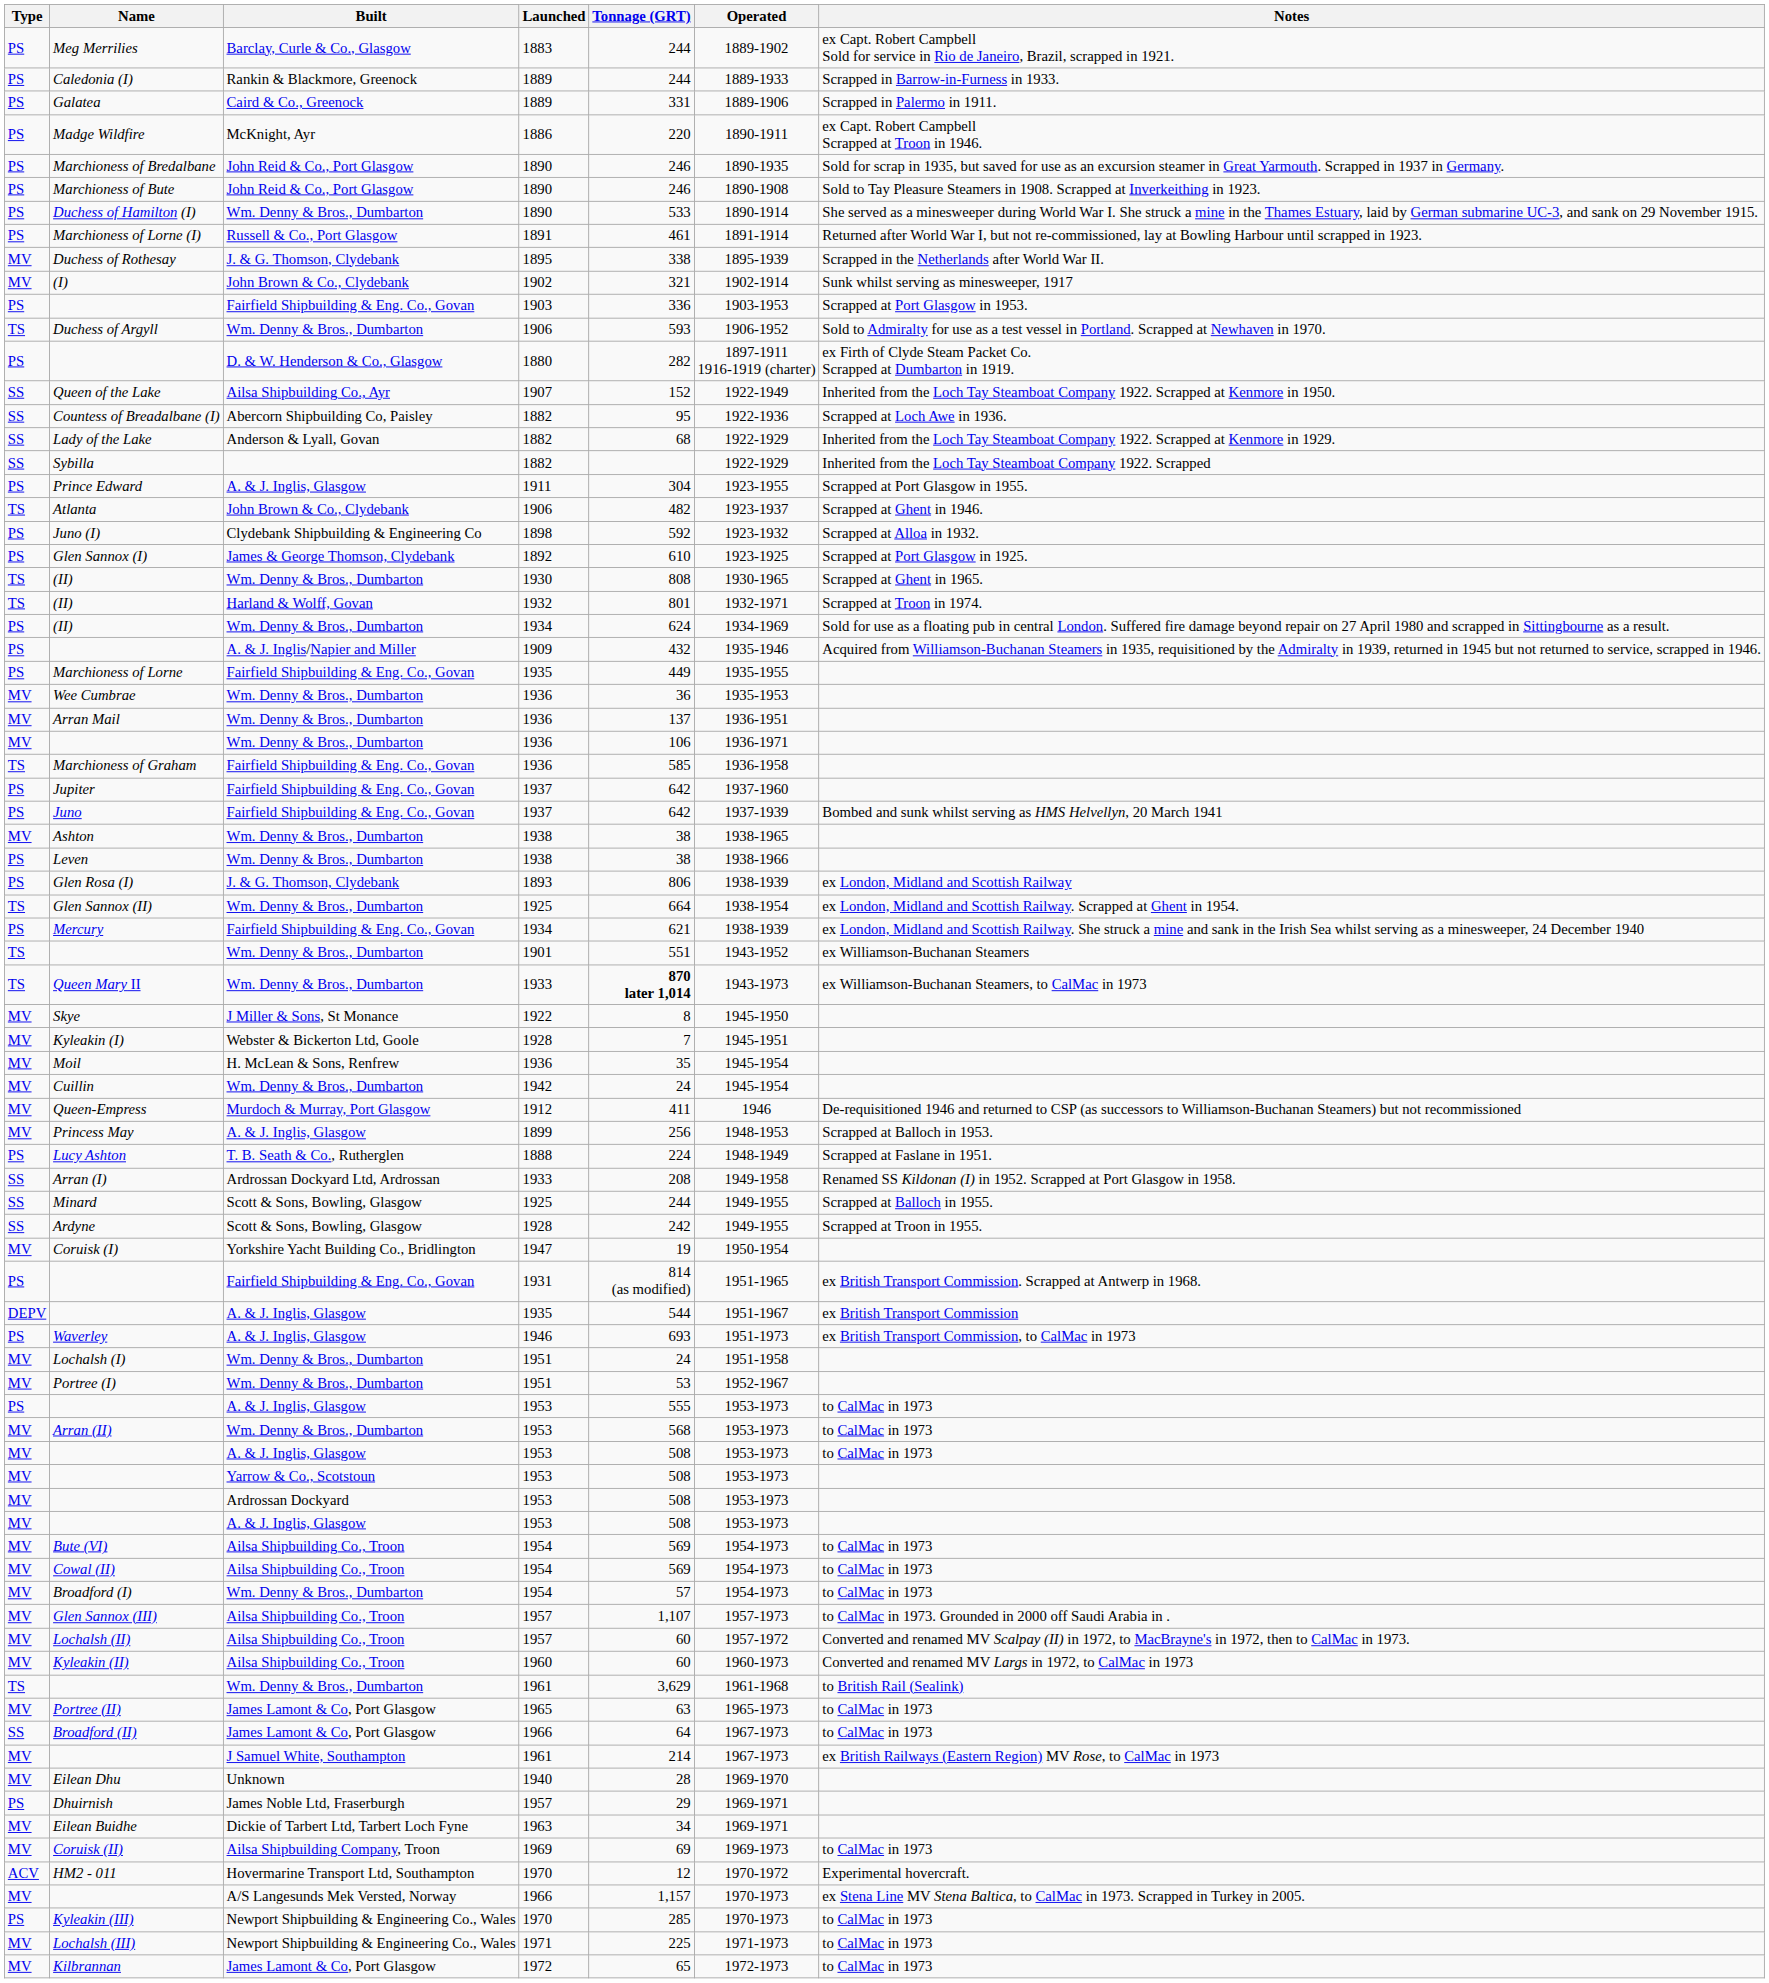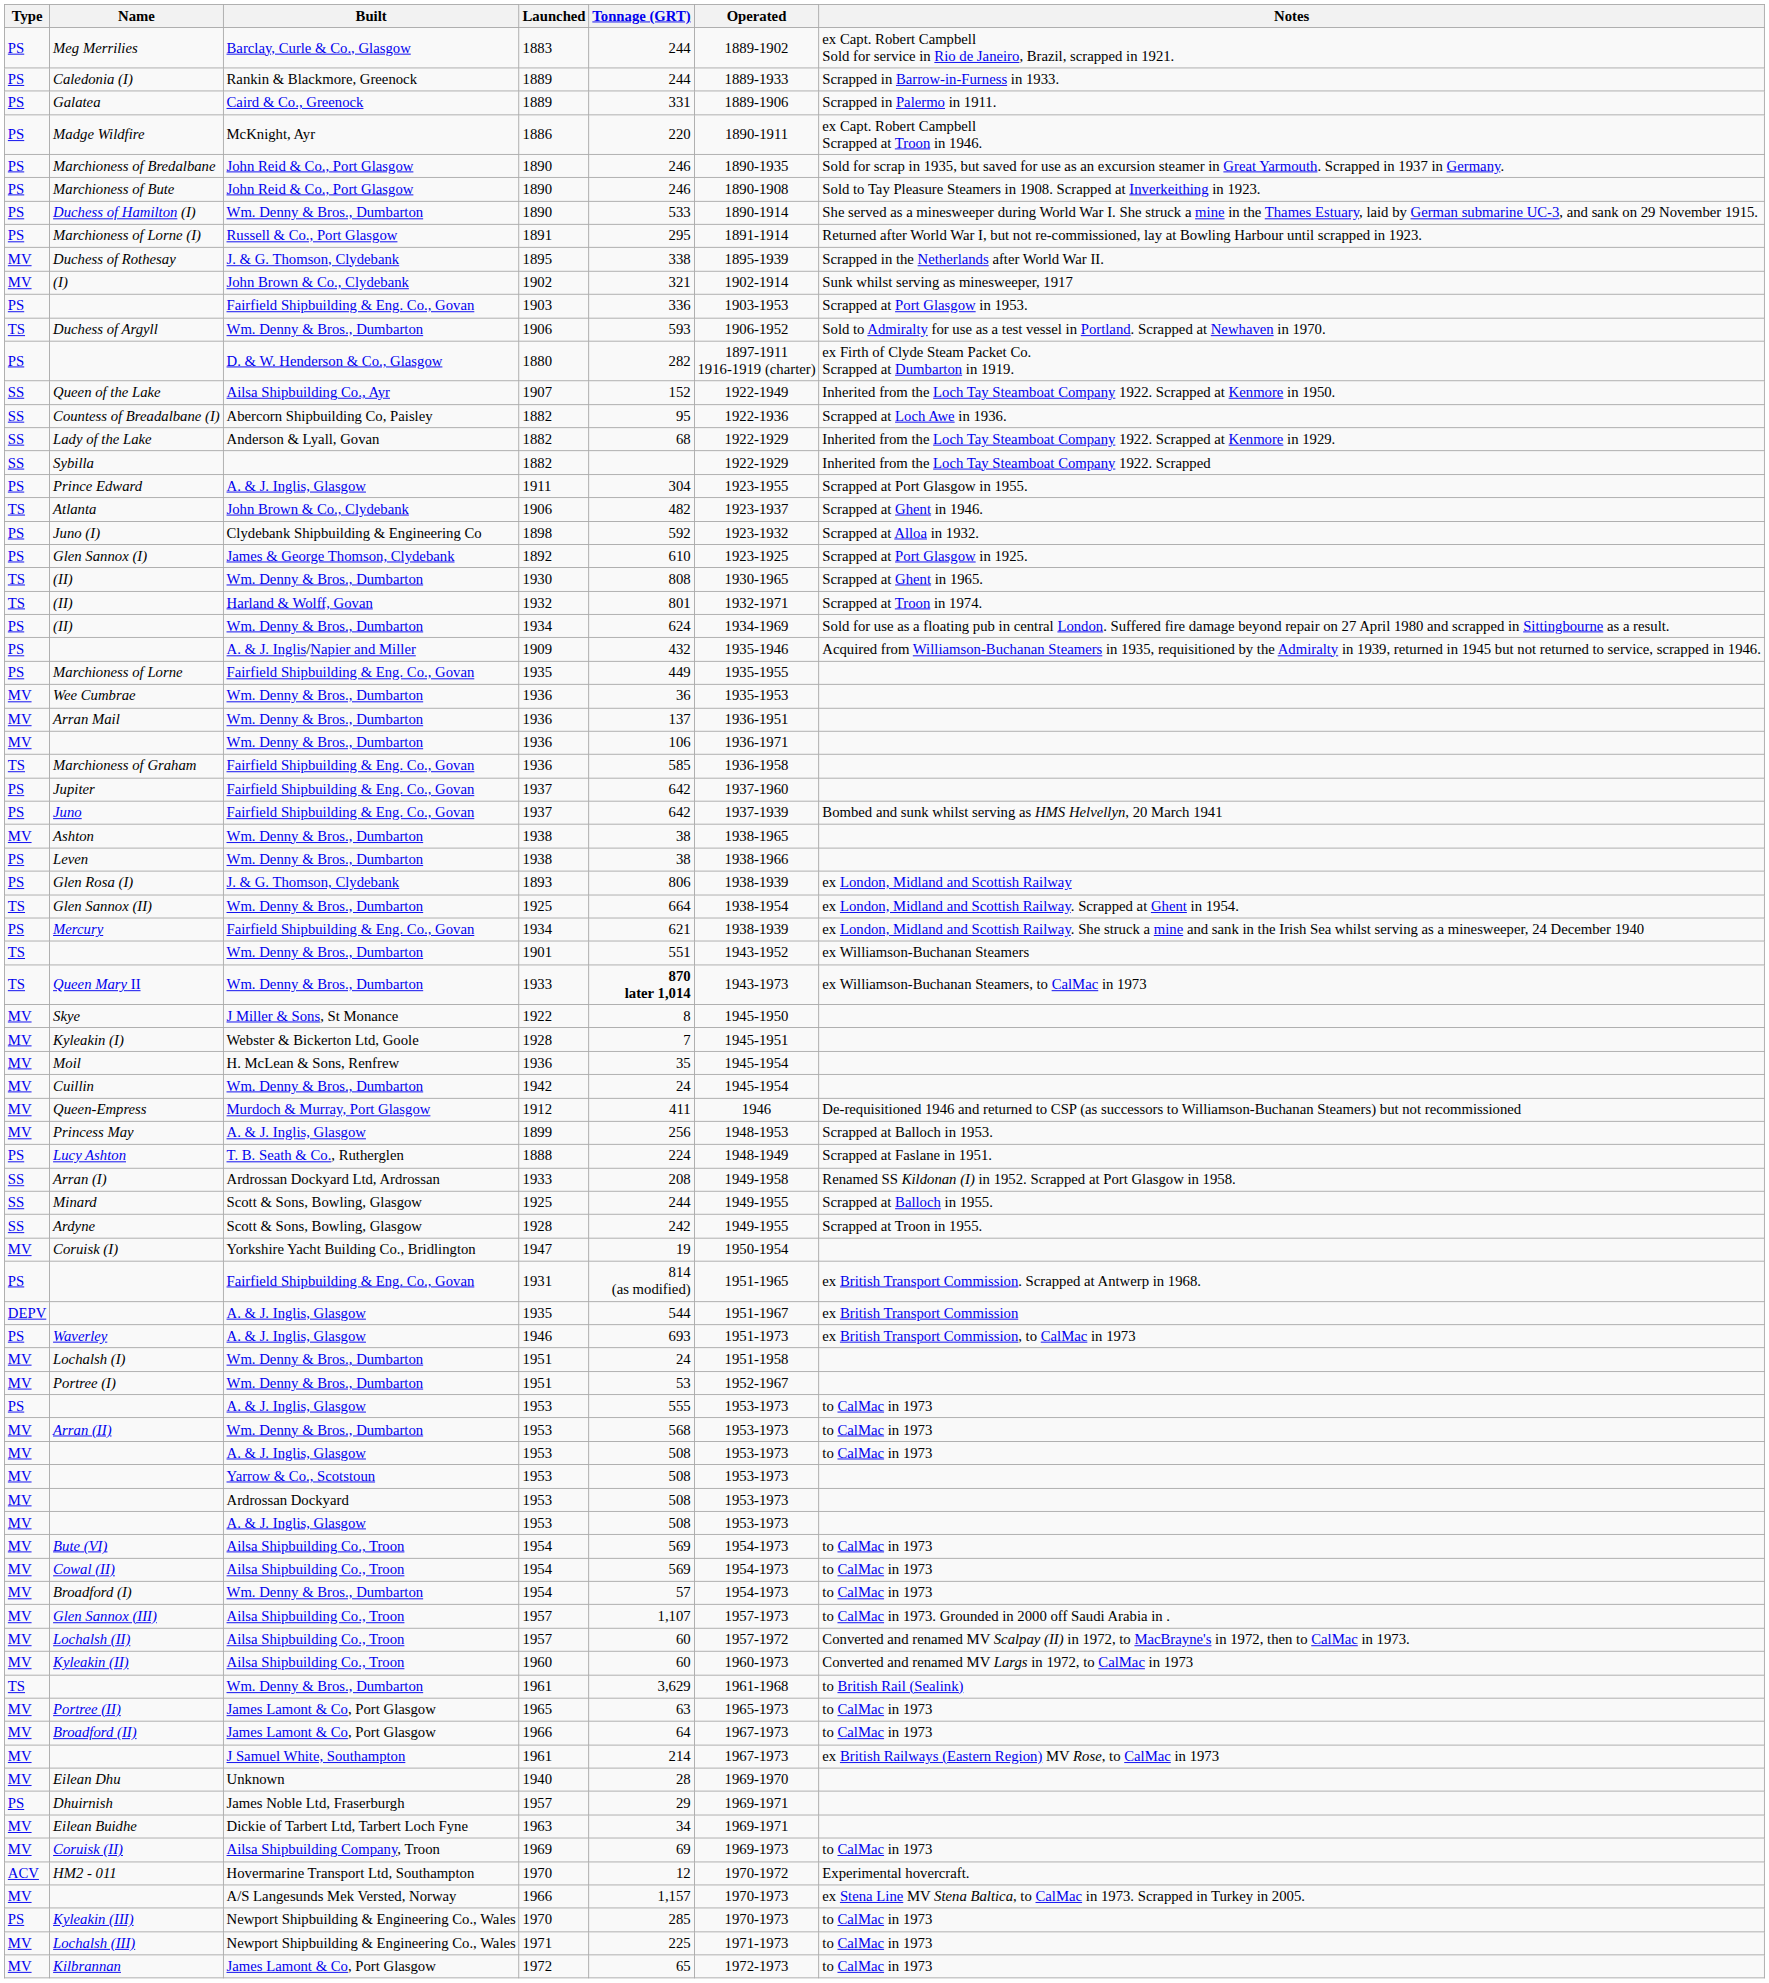(680, 236) 461 -> (680, 236) 295
(16, 1733) SS -> (20, 1733) MV
